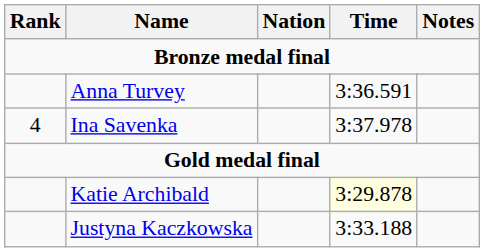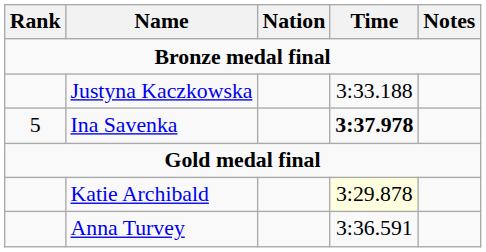rows swapped: (128, 90) <-> (161, 228)
(35, 125) 4 -> (35, 125) 5
(374, 125) normal -> (374, 125) bold
